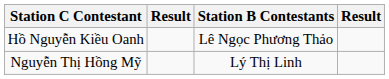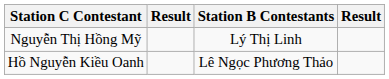rows swapped: (76, 39) <-> (76, 62)
